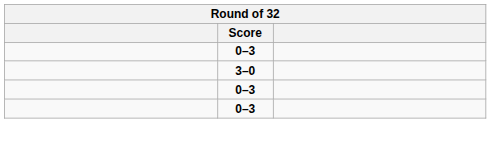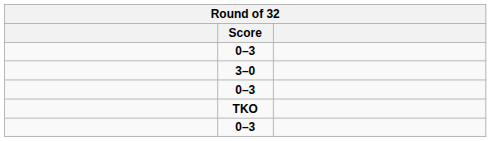+ row: (111, 109)
